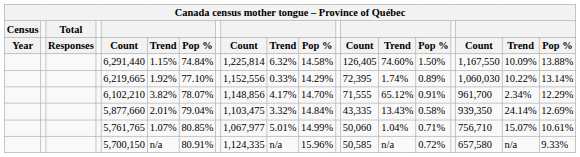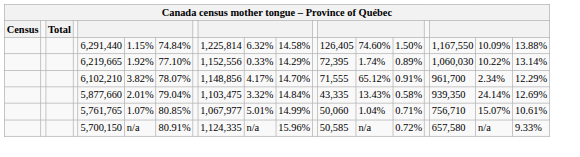- row: (23, 45)
